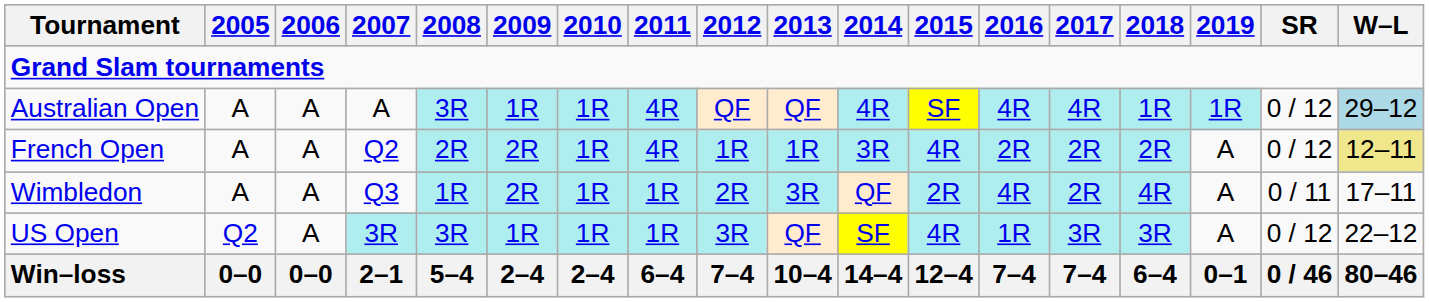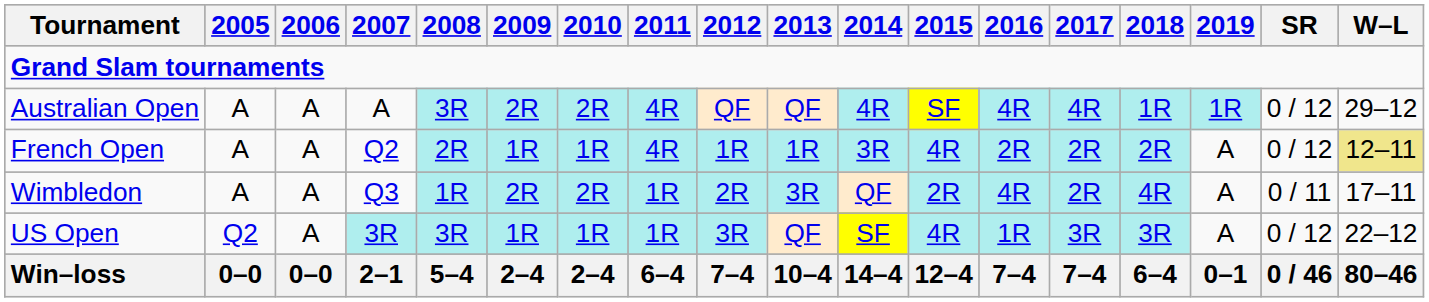(522, 108) 1R -> (522, 108) 2R
(593, 108) 1R -> (593, 108) 2R
(1381, 108) lightblue background -> (1381, 108) no background
(522, 150) 2R -> (522, 150) 1R
(593, 191) 1R -> (593, 191) 2R
